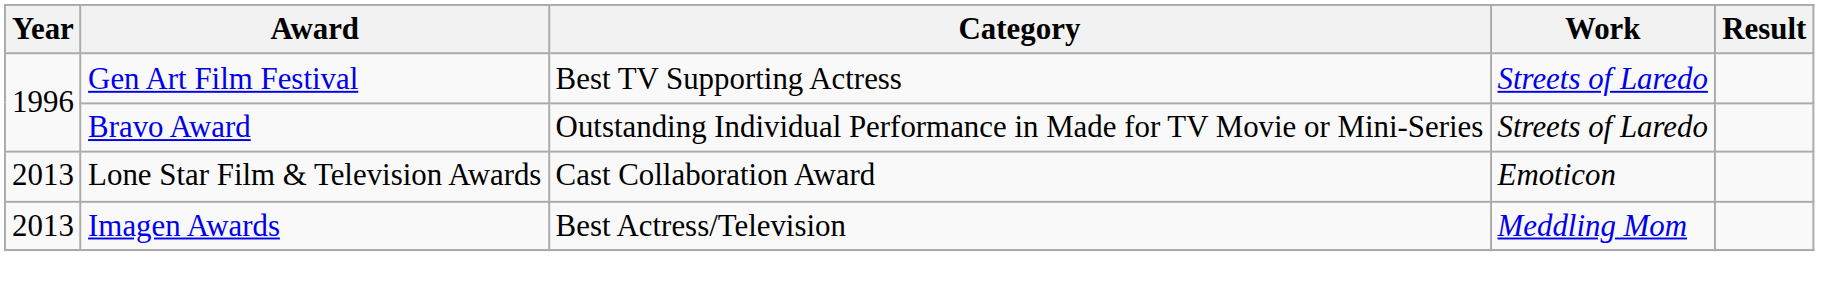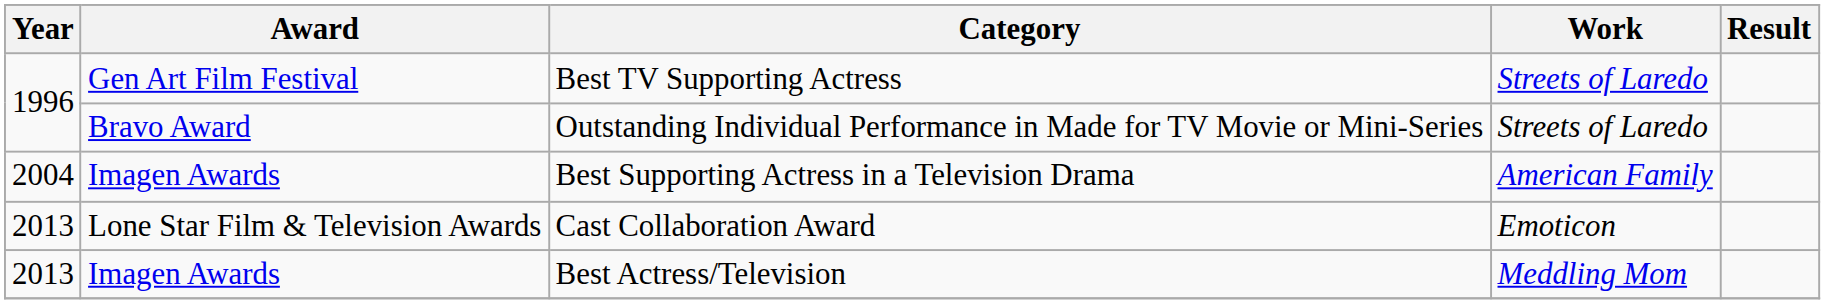+ row: (845, 175)
